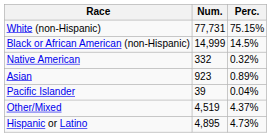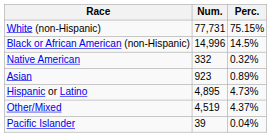(210, 44) 14,999 -> (210, 44) 14,996
rows swapped: (41, 92) <-> (47, 124)
